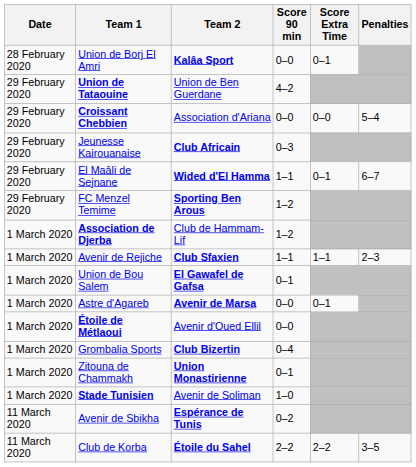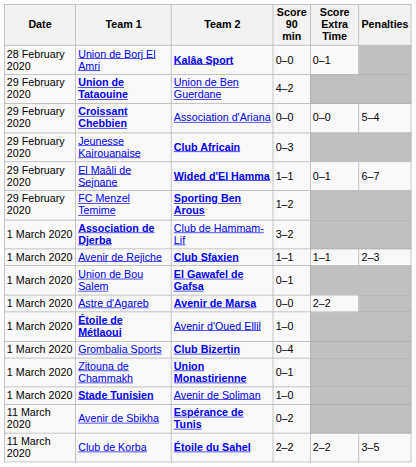(285, 234) 1–2 -> (285, 234) 3–2
(322, 303) 0–1 -> (322, 303) 2–2
(285, 326) 0–0 -> (285, 326) 1–0
